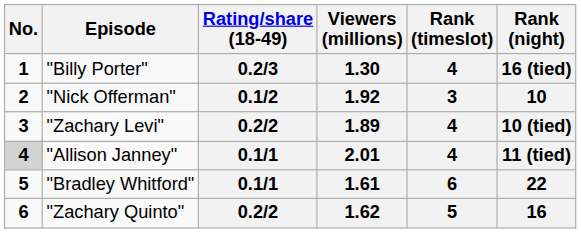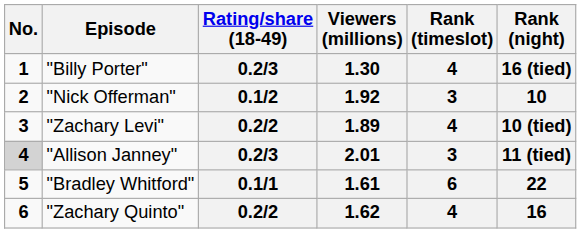(258, 155) 0.1/1 -> (258, 155) 0.2/3
(452, 155) 4 -> (452, 155) 3
(452, 213) 5 -> (452, 213) 4
